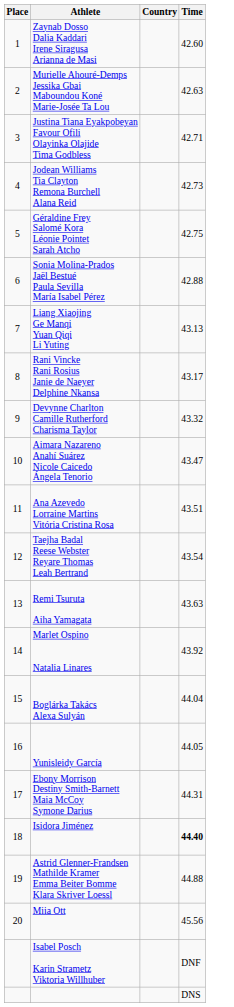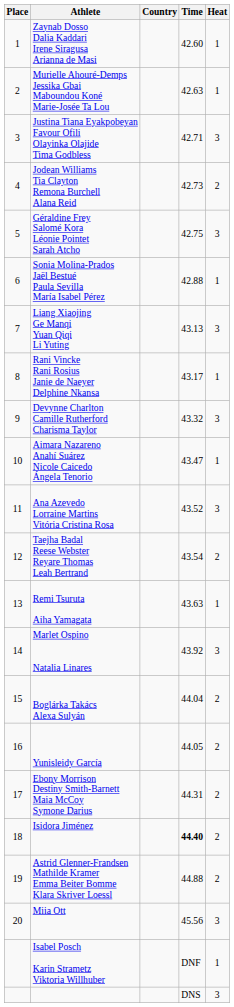+ column: (217, 12)
(192, 508) 43.51 -> (192, 508) 43.52
